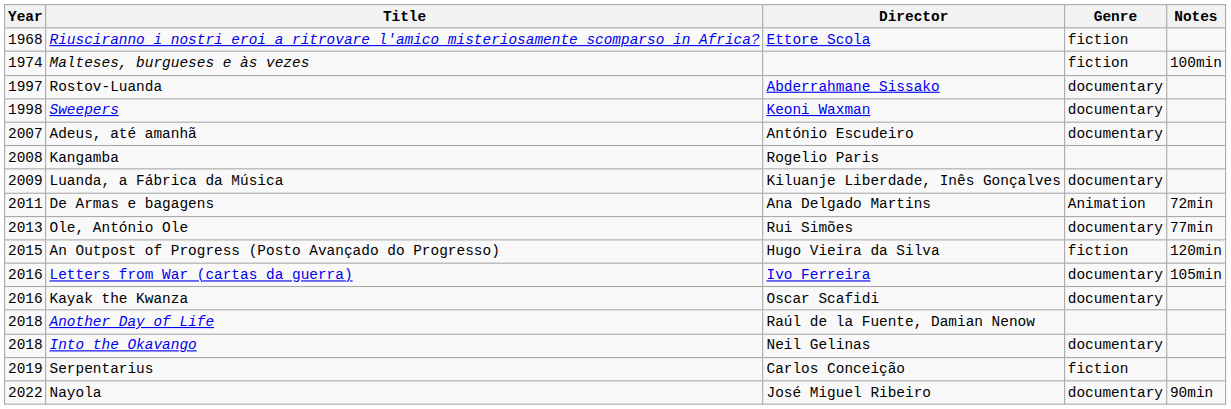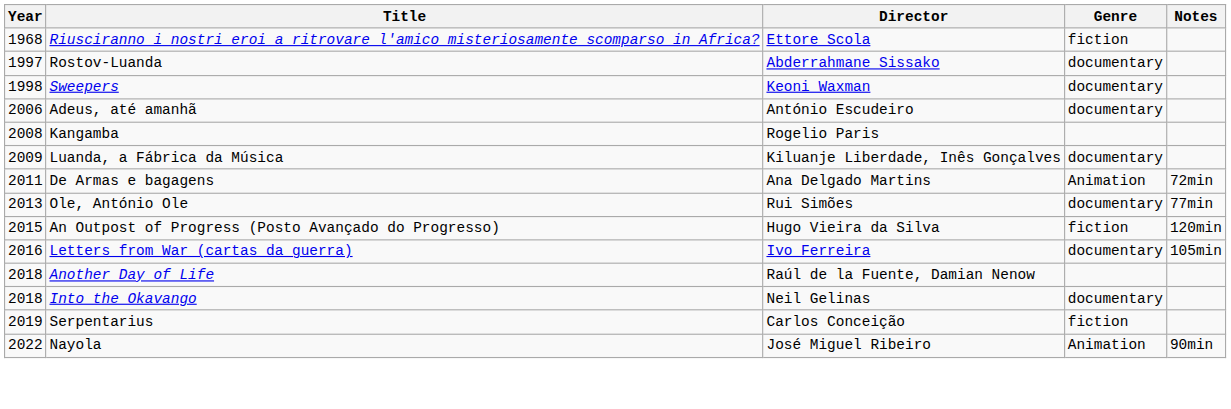- row: (179, 63)
(25, 134) 2007 -> (25, 110) 2006
- row: (119, 299)
(1115, 393) documentary -> (1107, 346) Animation
